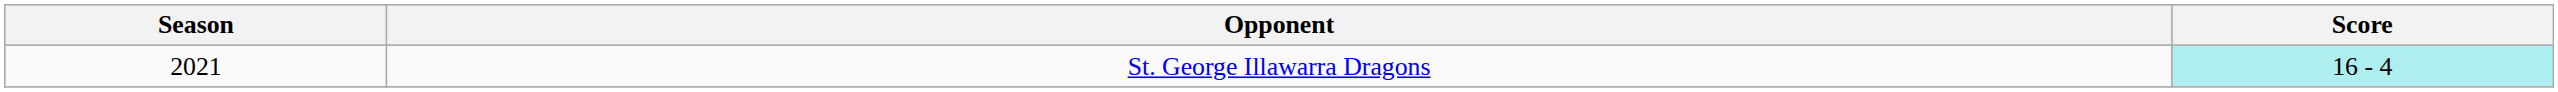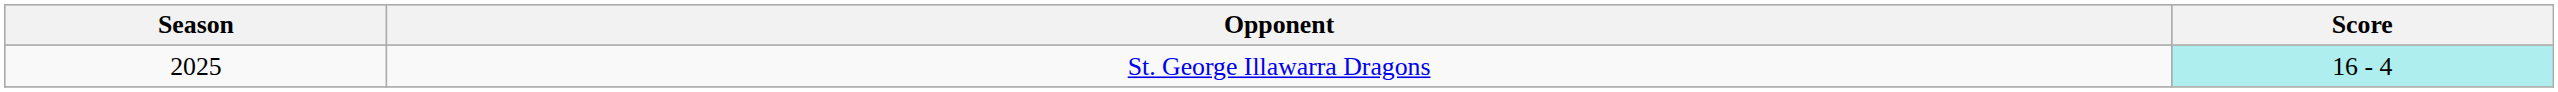(196, 65) 2021 -> (196, 65) 2025
